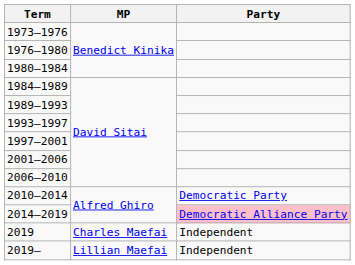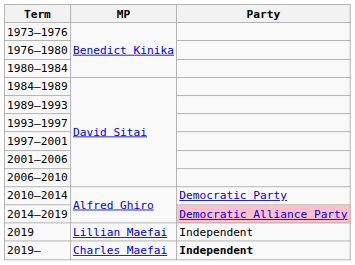(120, 232) Charles Maefai -> (120, 232) Lillian Maefai
(120, 250) Lillian Maefai -> (120, 250) Charles Maefai
(216, 250) normal -> (216, 250) bold
